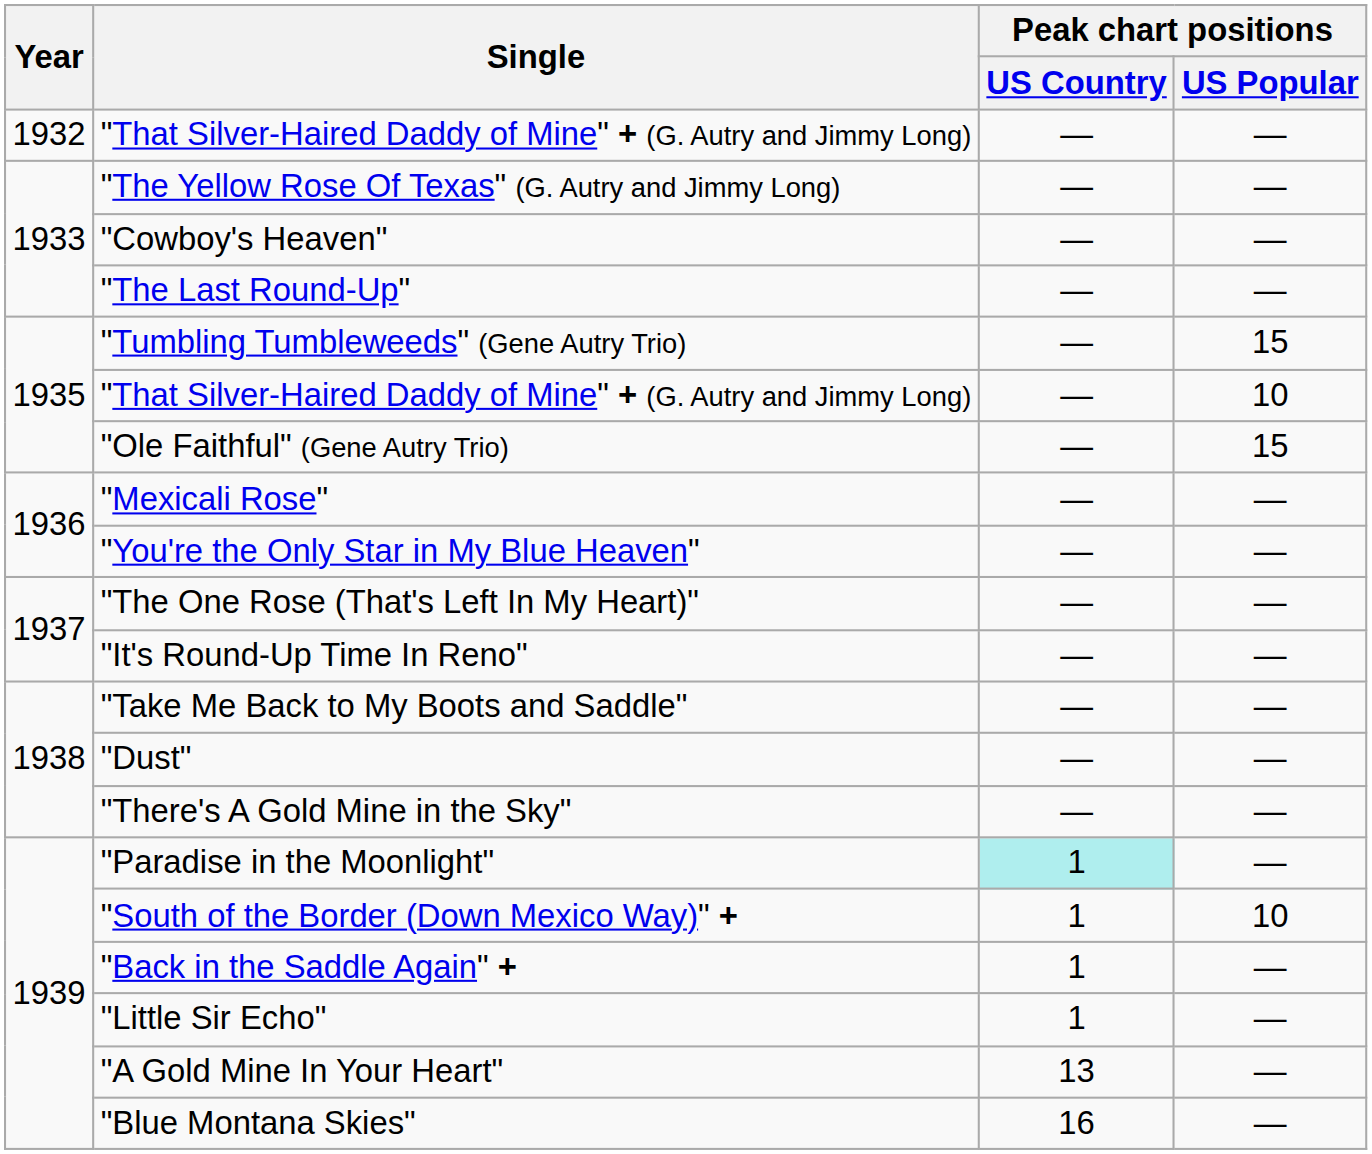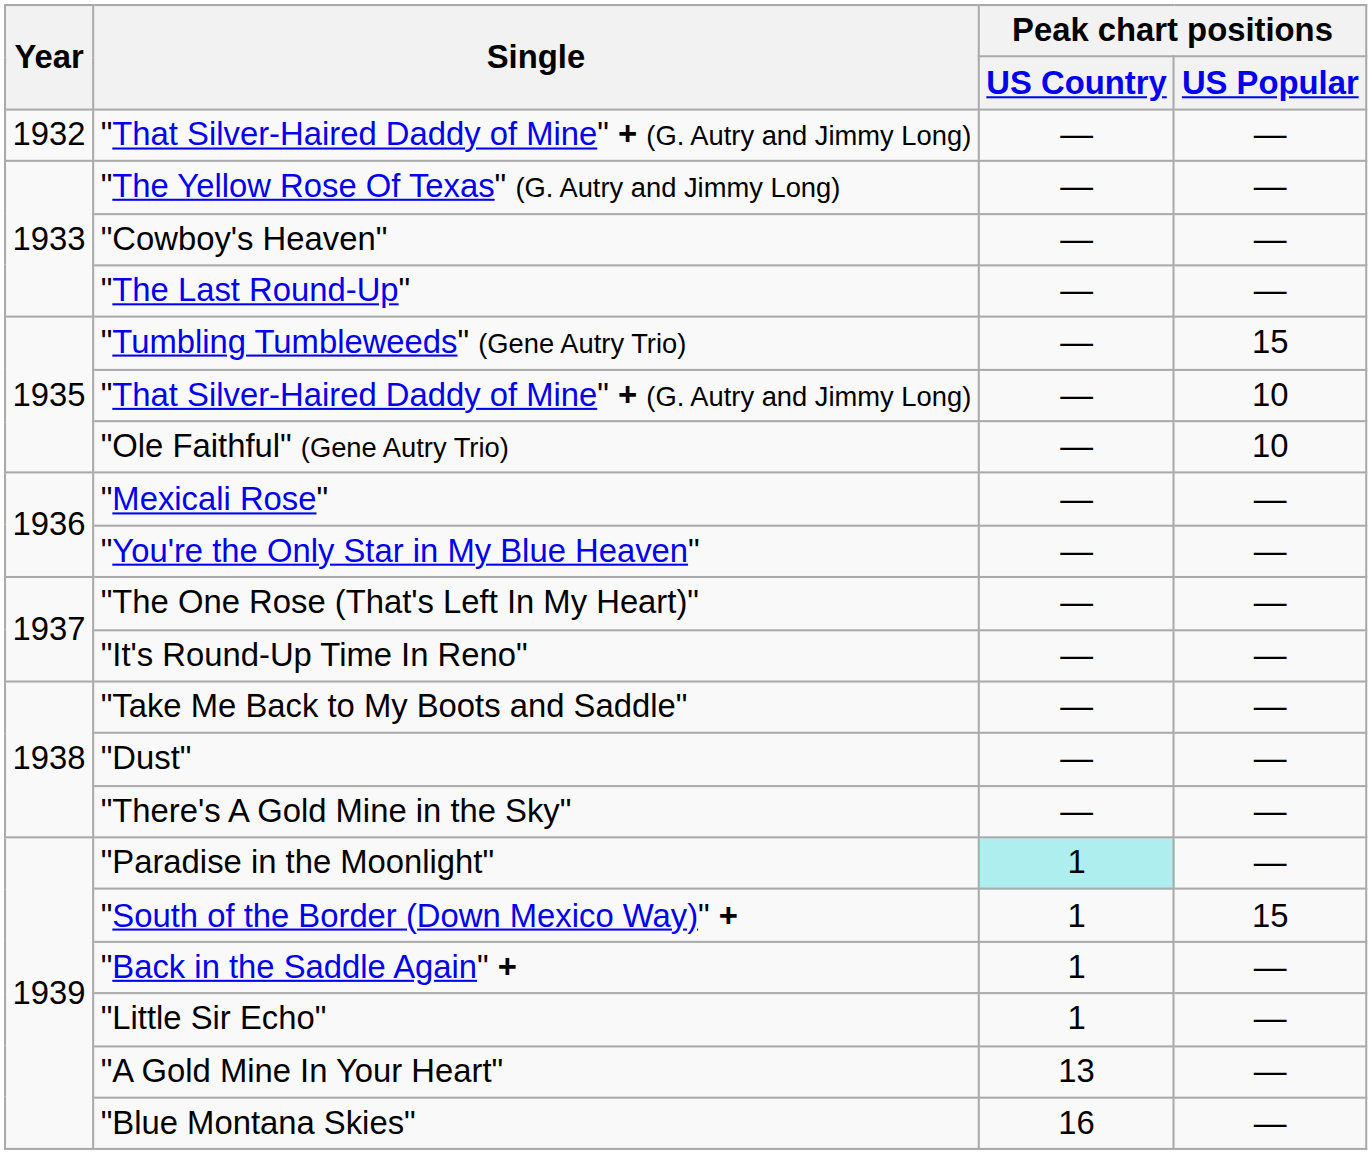(1270, 446) 15 -> (1270, 446) 10
(1270, 914) 10 -> (1270, 914) 15
